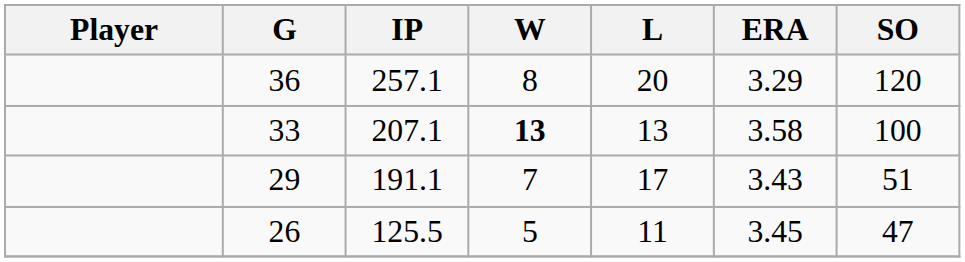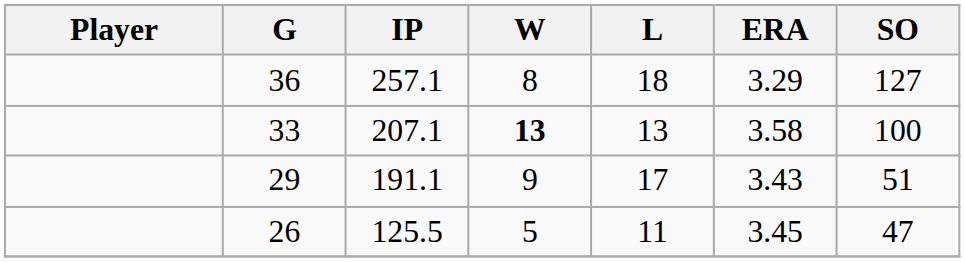(652, 79) 20 -> (652, 79) 18
(898, 79) 120 -> (898, 79) 127
(530, 180) 7 -> (530, 180) 9
